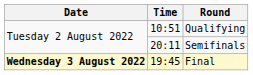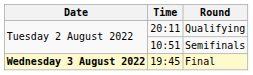(165, 29) 10:51 -> (165, 29) 20:11
(165, 45) 20:11 -> (165, 45) 10:51
